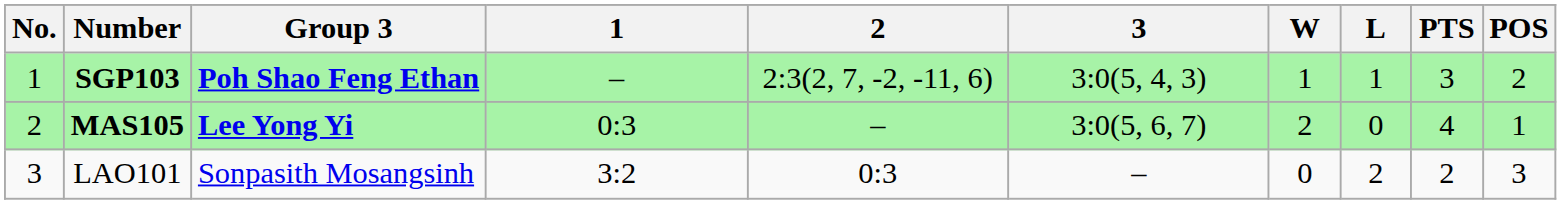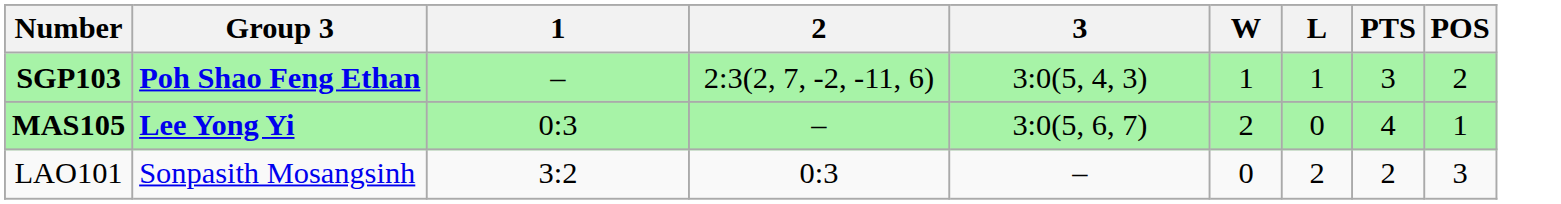- column: (34, 28)
